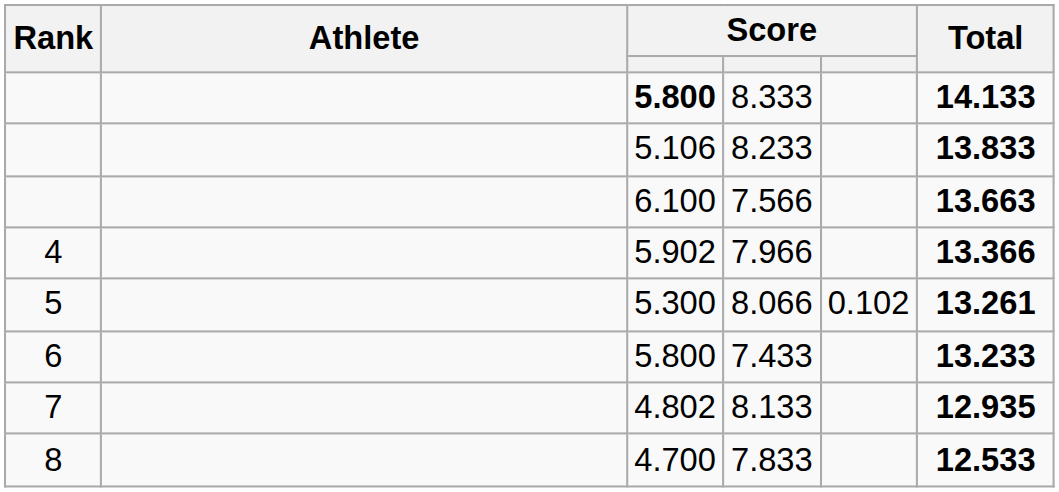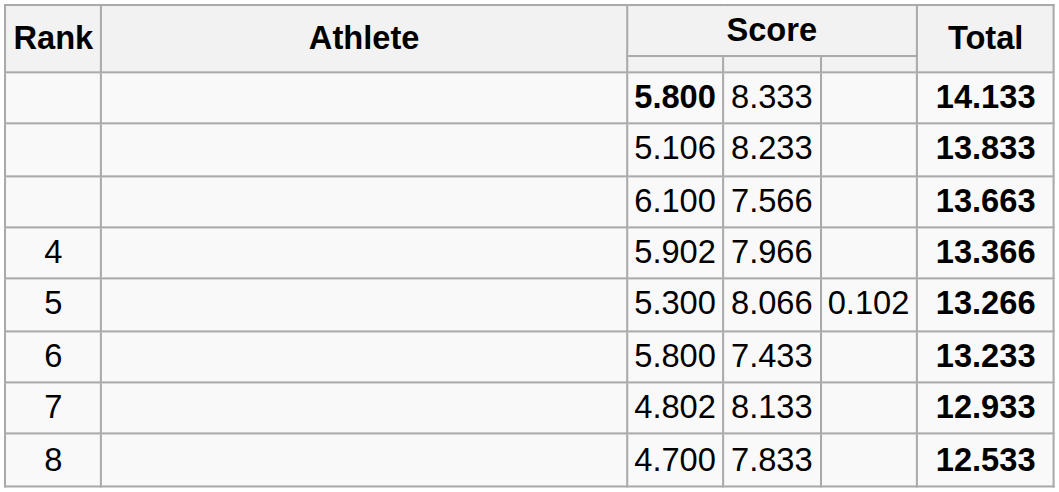(986, 304) 13.261 -> (986, 304) 13.266
(986, 407) 12.935 -> (986, 407) 12.933
